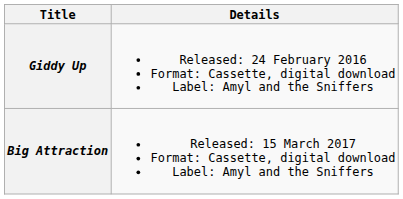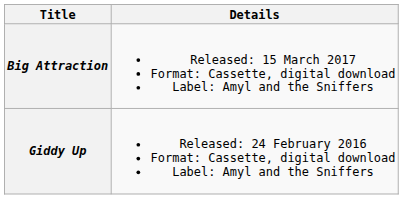rows swapped: (58, 66) <-> (58, 151)
